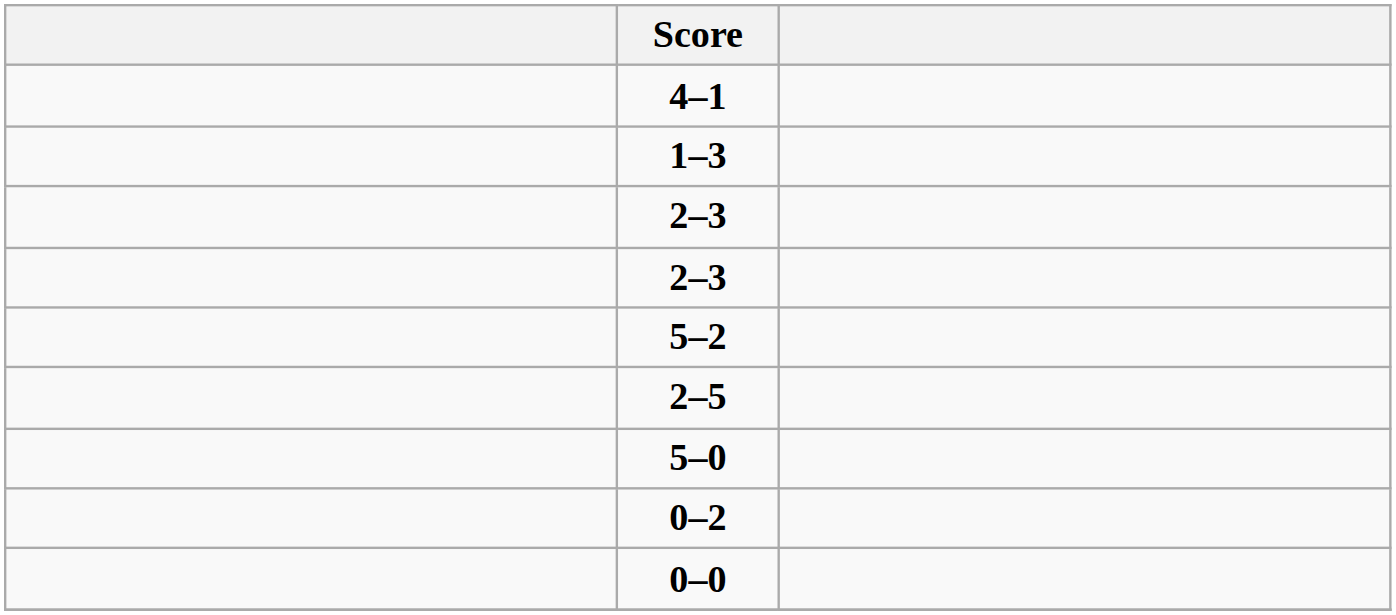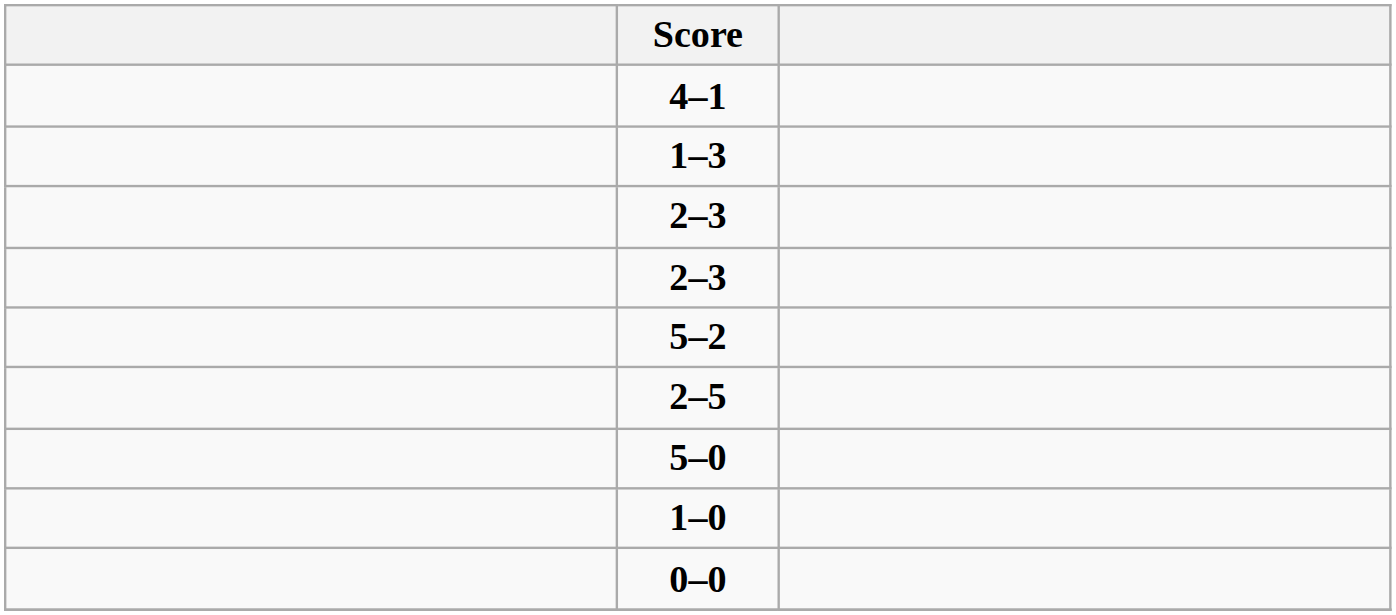- row: (311, 519)
+ row: (311, 519)
